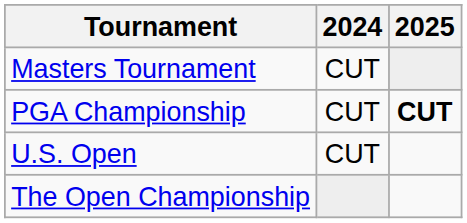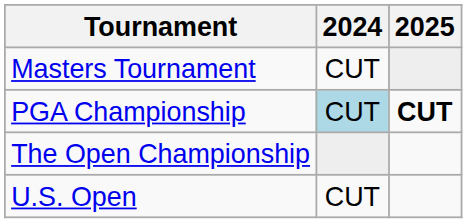(352, 112) no background -> (352, 112) lightblue background
rows swapped: (74, 154) <-> (161, 197)
